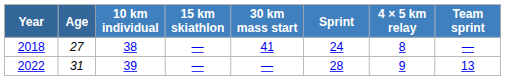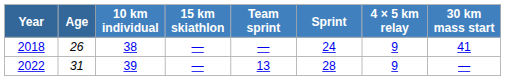columns swapped: (267, 21) <-> (468, 21)
(77, 47) 27 -> (77, 47) 26
(402, 47) 8 -> (395, 47) 9
